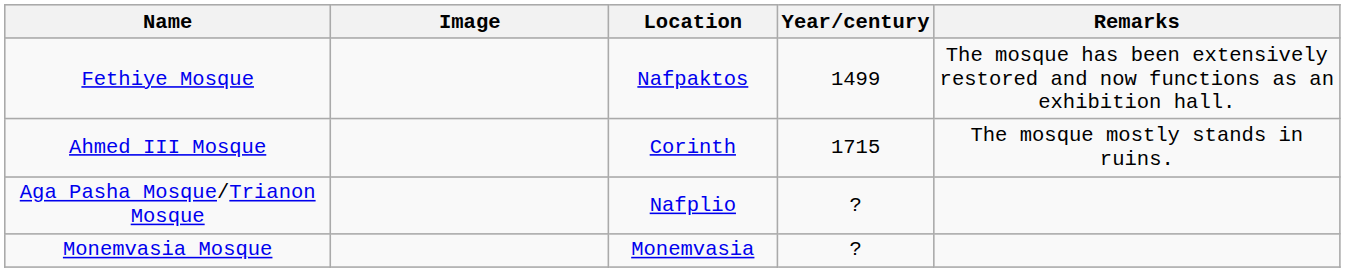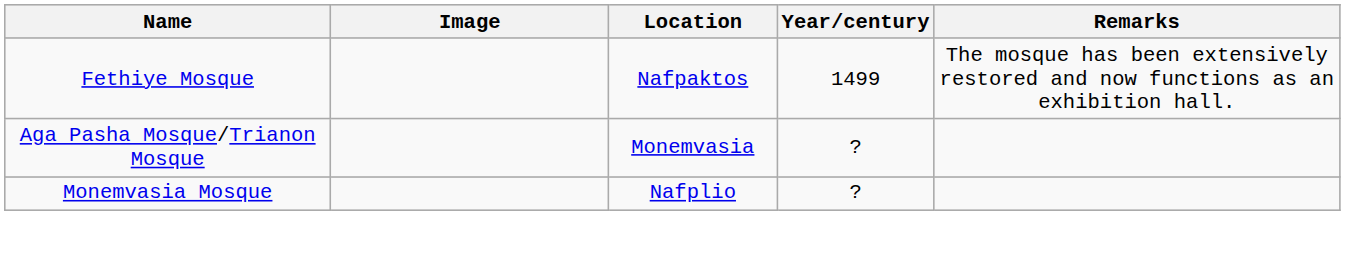- row: (168, 148)
(693, 205) Nafplio -> (693, 148) Monemvasia
(693, 250) Monemvasia -> (693, 193) Nafplio
